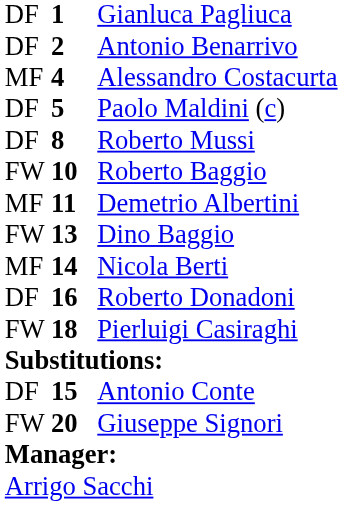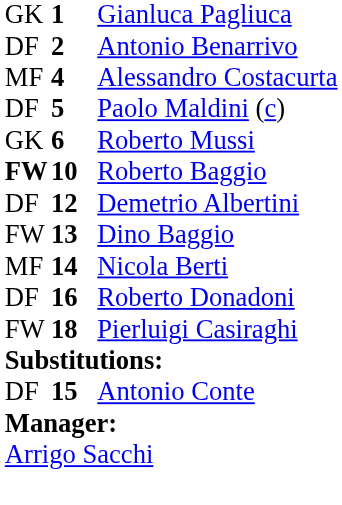(22, 14) DF -> (24, 14) GK
(22, 140) DF -> (24, 140) GK
(58, 140) 8 -> (58, 140) 6
(25, 171) normal -> (26, 171) bold
(24, 202) MF -> (22, 202) DF
(64, 202) 11 -> (64, 202) 12
- row: (190, 423)
